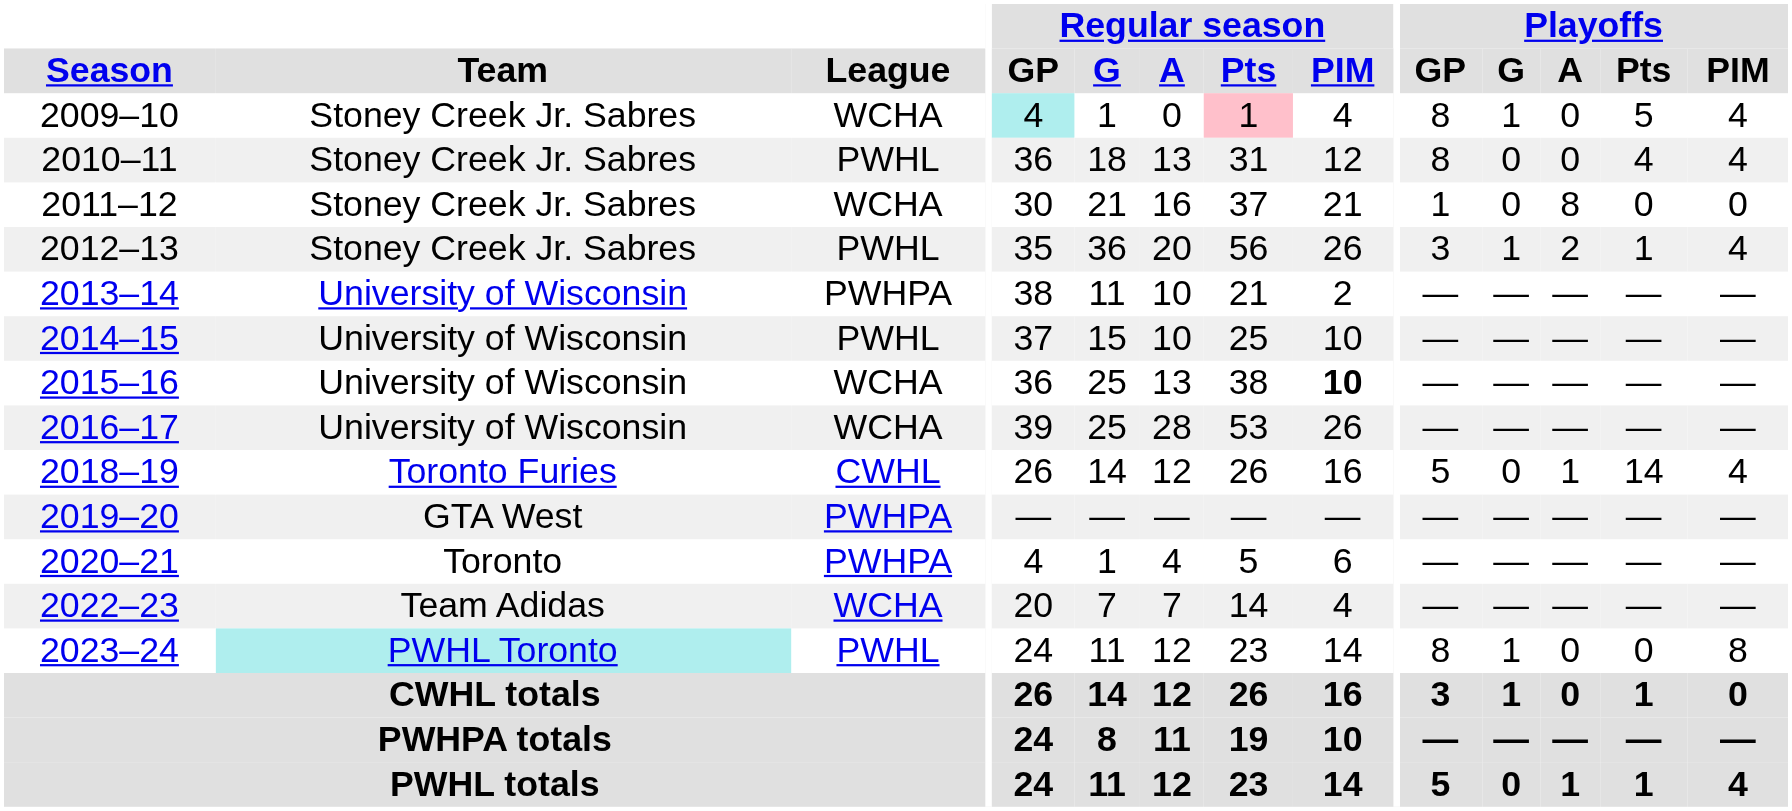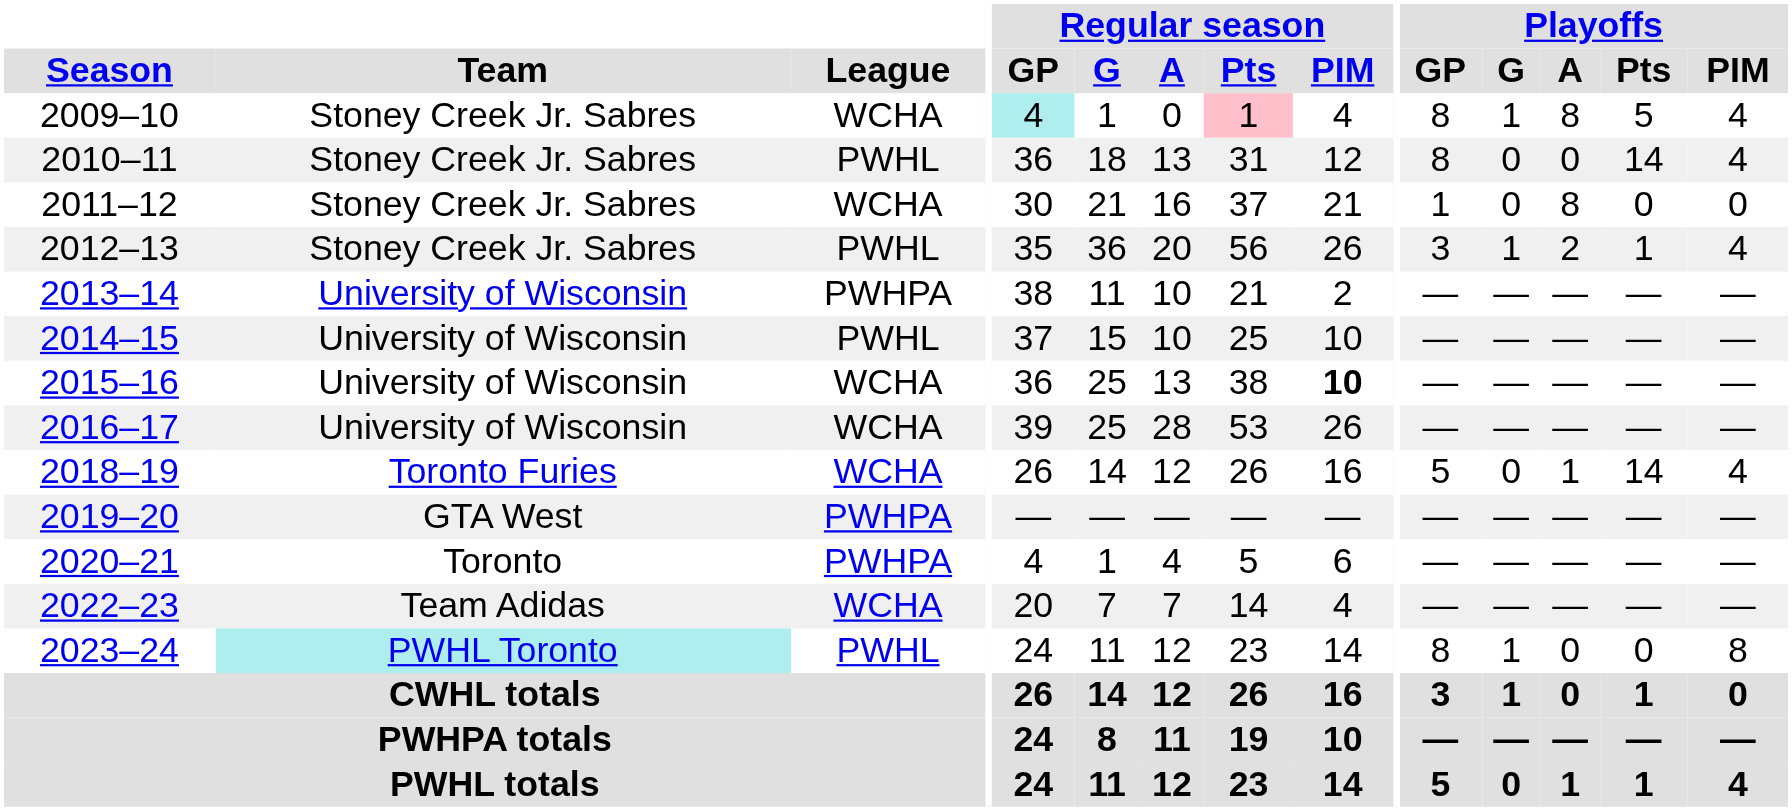(1570, 114) 0 -> (1570, 114) 8
(1644, 159) 4 -> (1644, 159) 14
(888, 471) CWHL -> (888, 471) WCHA
